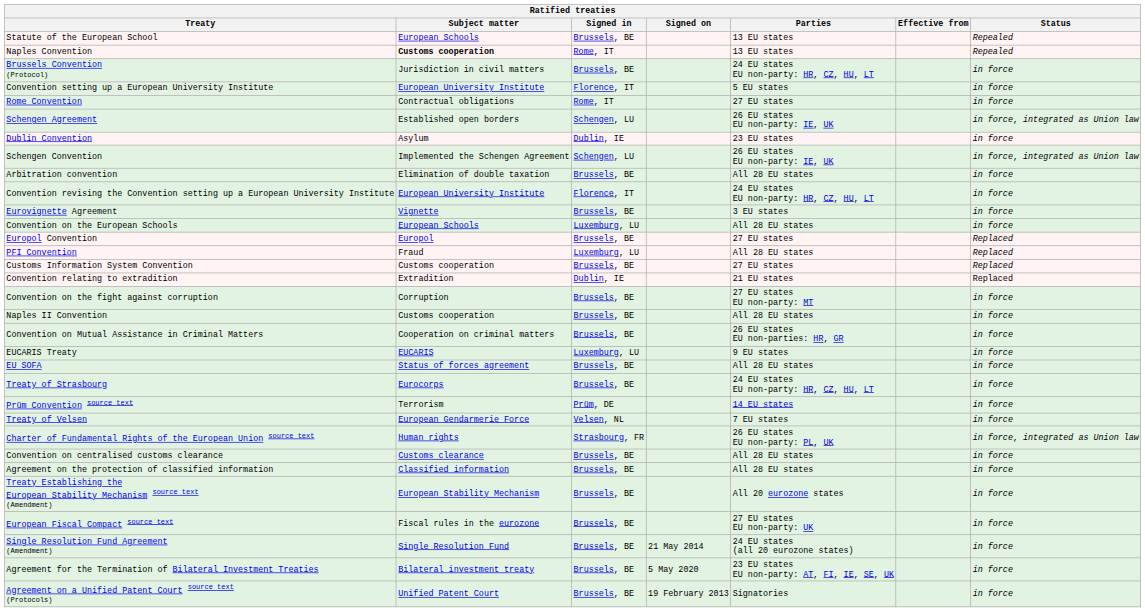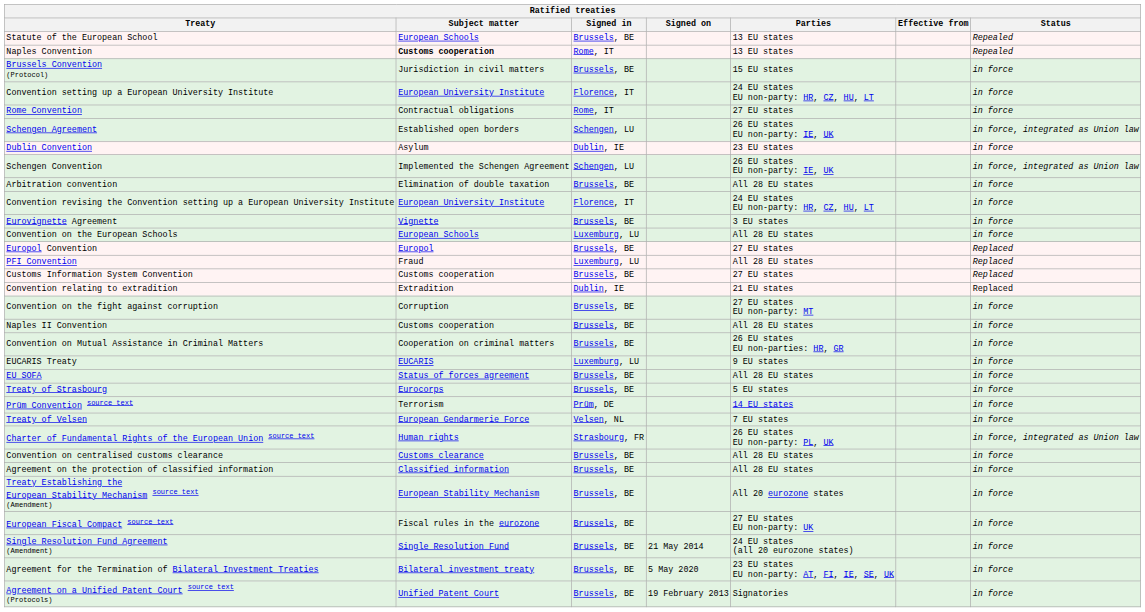(803, 70) 24 EU states EU non-party: HR, CZ, HU, LT -> (763, 70) 15 EU states
(760, 89) 5 EU states -> (803, 94) 24 EU states EU non-party: HR, CZ, HU, LT
(803, 385) 24 EU states EU non-party: HR, CZ, HU, LT -> (760, 390) 5 EU states
